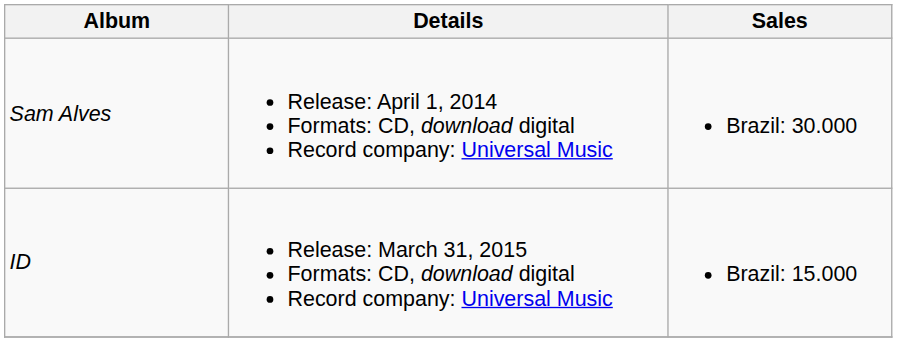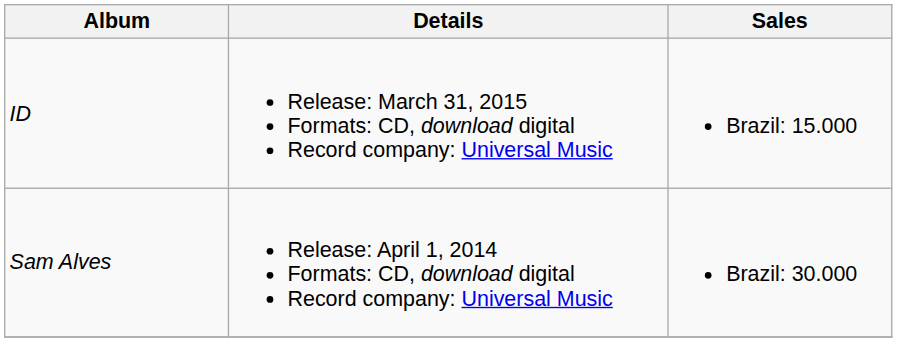rows swapped: (60, 113) <-> (20, 262)
